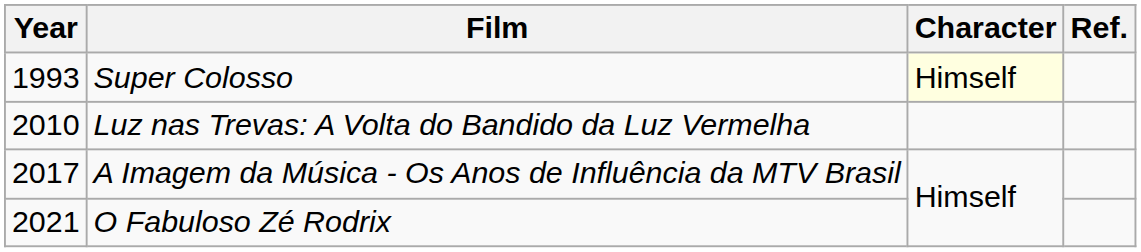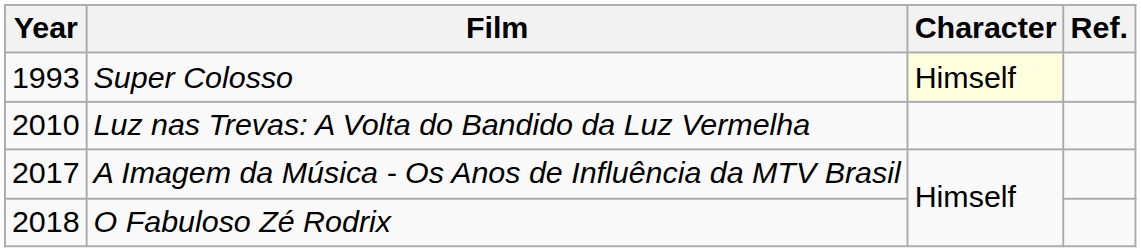(46, 221) 2021 -> (46, 221) 2018
